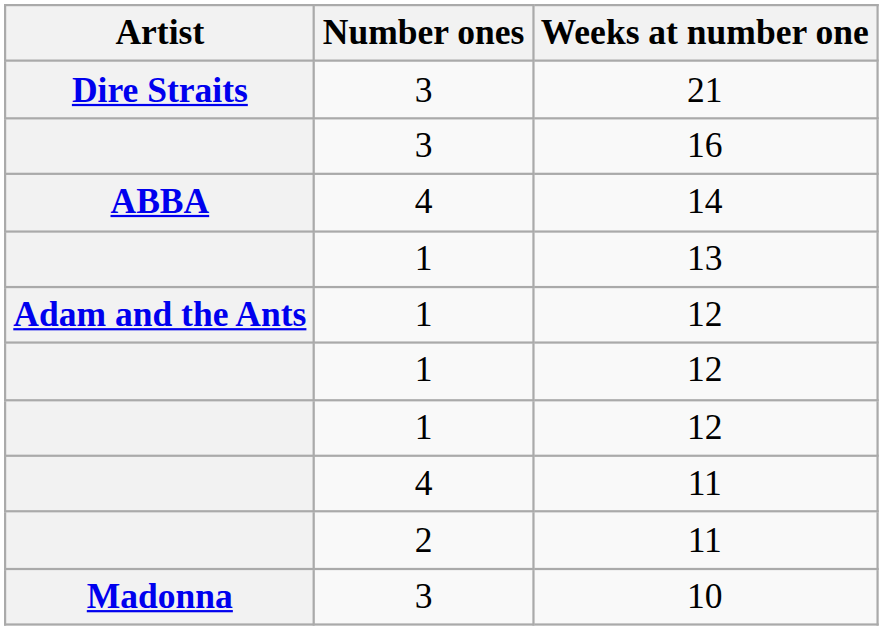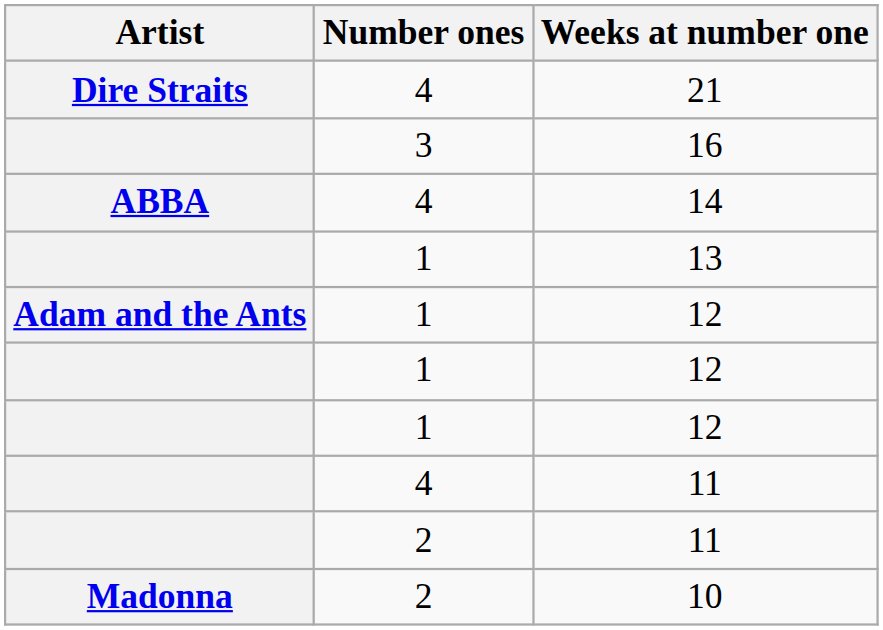(424, 88) 3 -> (424, 88) 4
(424, 595) 3 -> (424, 595) 2
